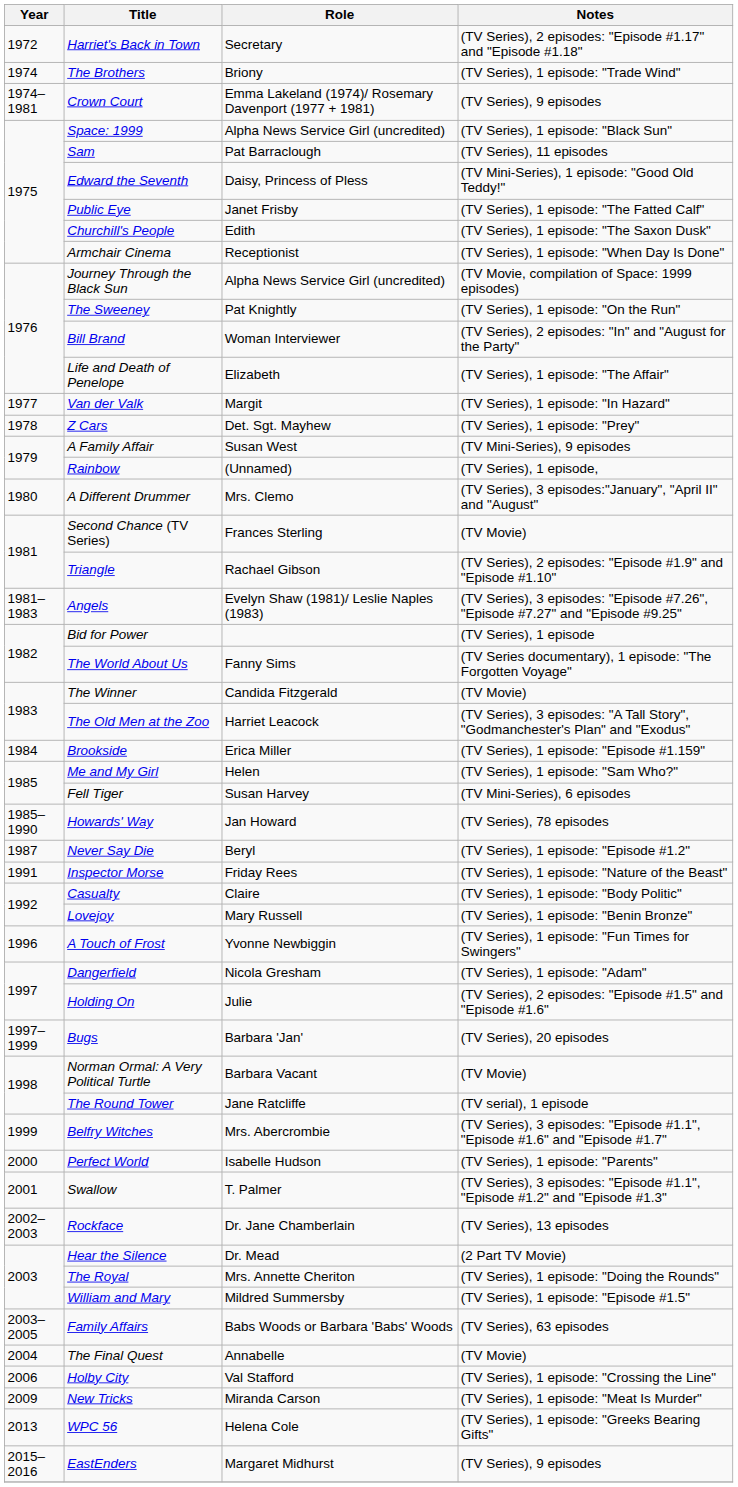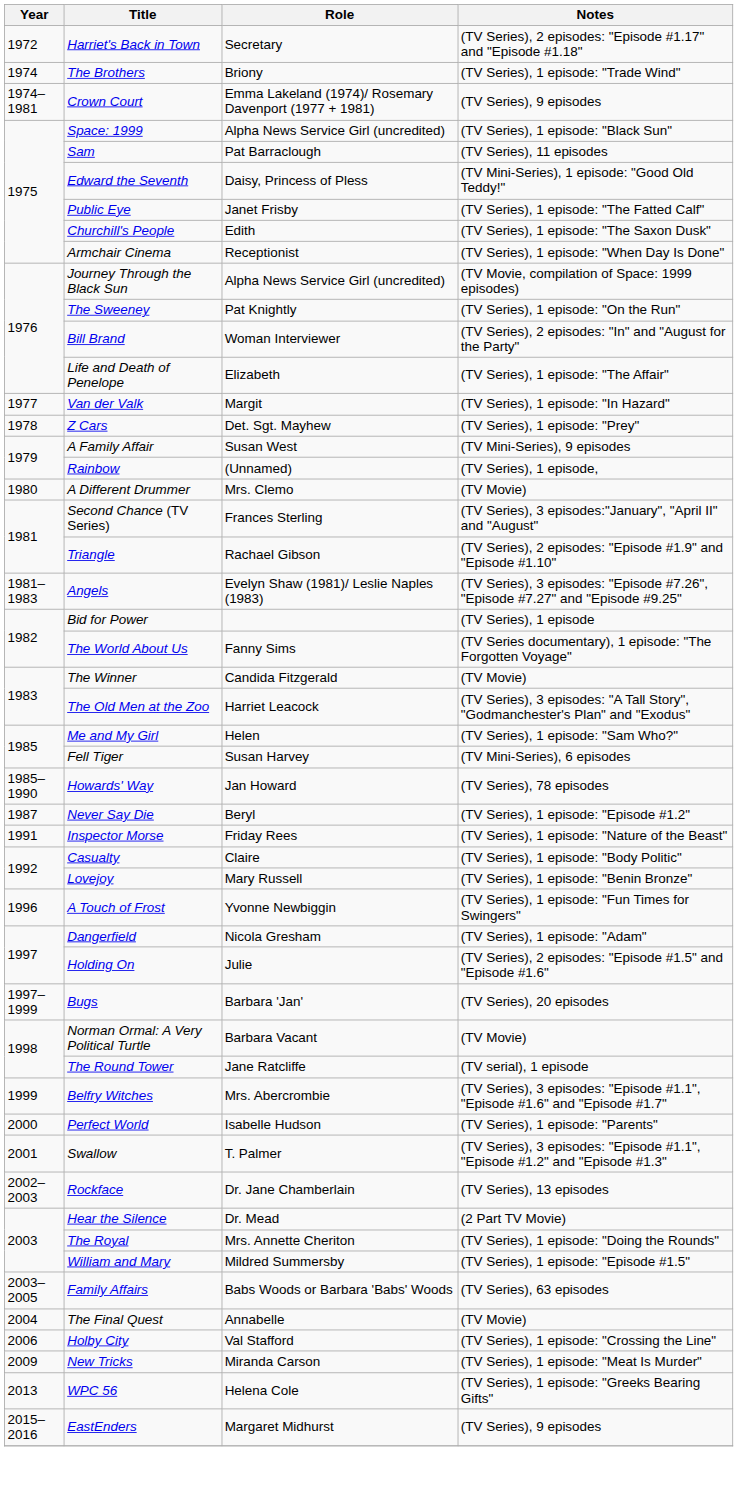(589, 497) (TV Series), 3 episodes:"January", "April II" and "August" -> (494, 489) (TV Movie)
(494, 533) (TV Movie) -> (589, 518) (TV Series), 3 episodes:"January", "April II" and "August"
- row: (97, 750)
